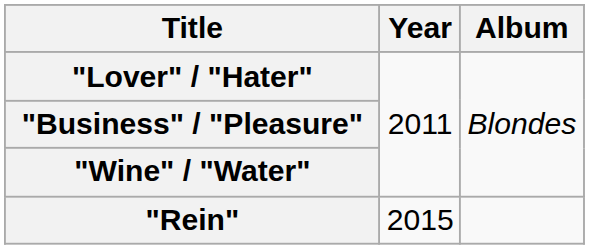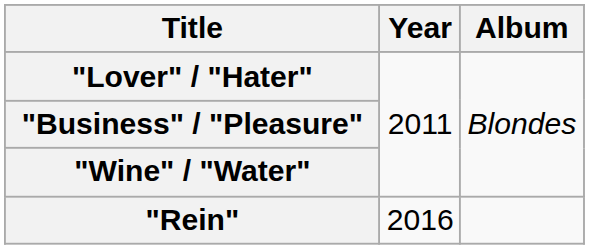(420, 219) 2015 -> (420, 219) 2016
